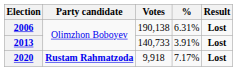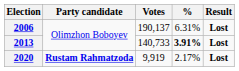(154, 27) 190,138 -> (154, 27) 190,137
(187, 43) normal -> (187, 43) bold
(154, 58) 9,918 -> (154, 58) 9,919
(187, 58) 7.17% -> (187, 58) 2.17%
